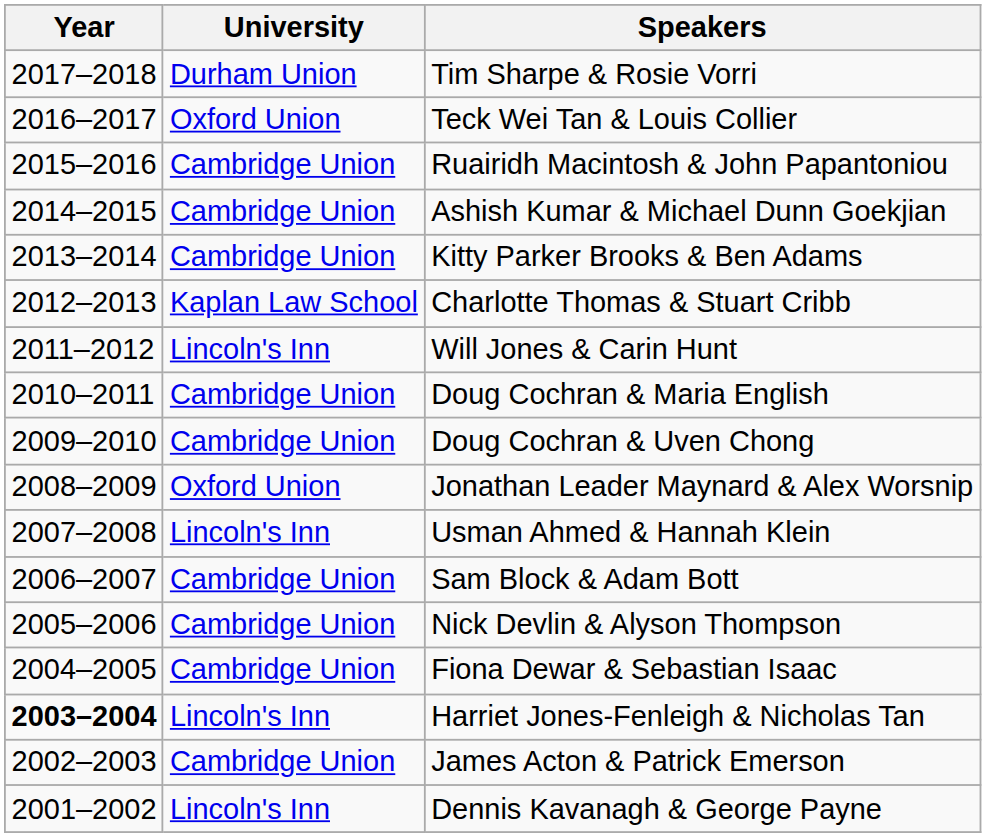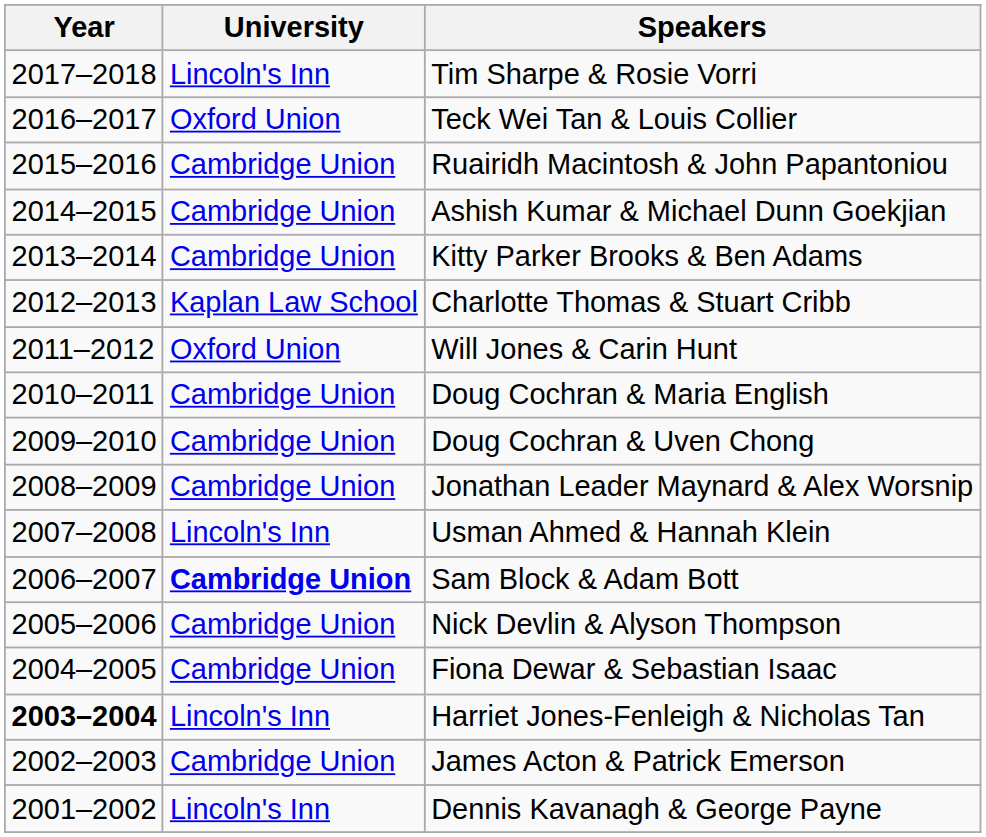(263, 73) Durham Union -> (250, 73) Lincoln's Inn
(250, 348) Lincoln's Inn -> (255, 348) Oxford Union
(255, 486) Oxford Union -> (283, 486) Cambridge Union
(283, 578) normal -> (291, 578) bold
